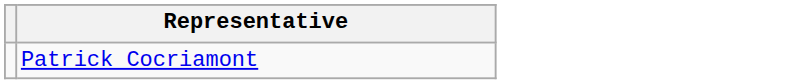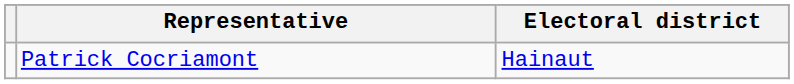+ column: (643, 23)
